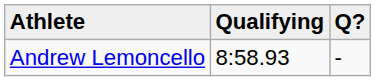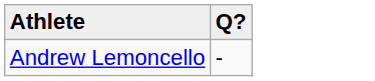- column: (270, 22)
